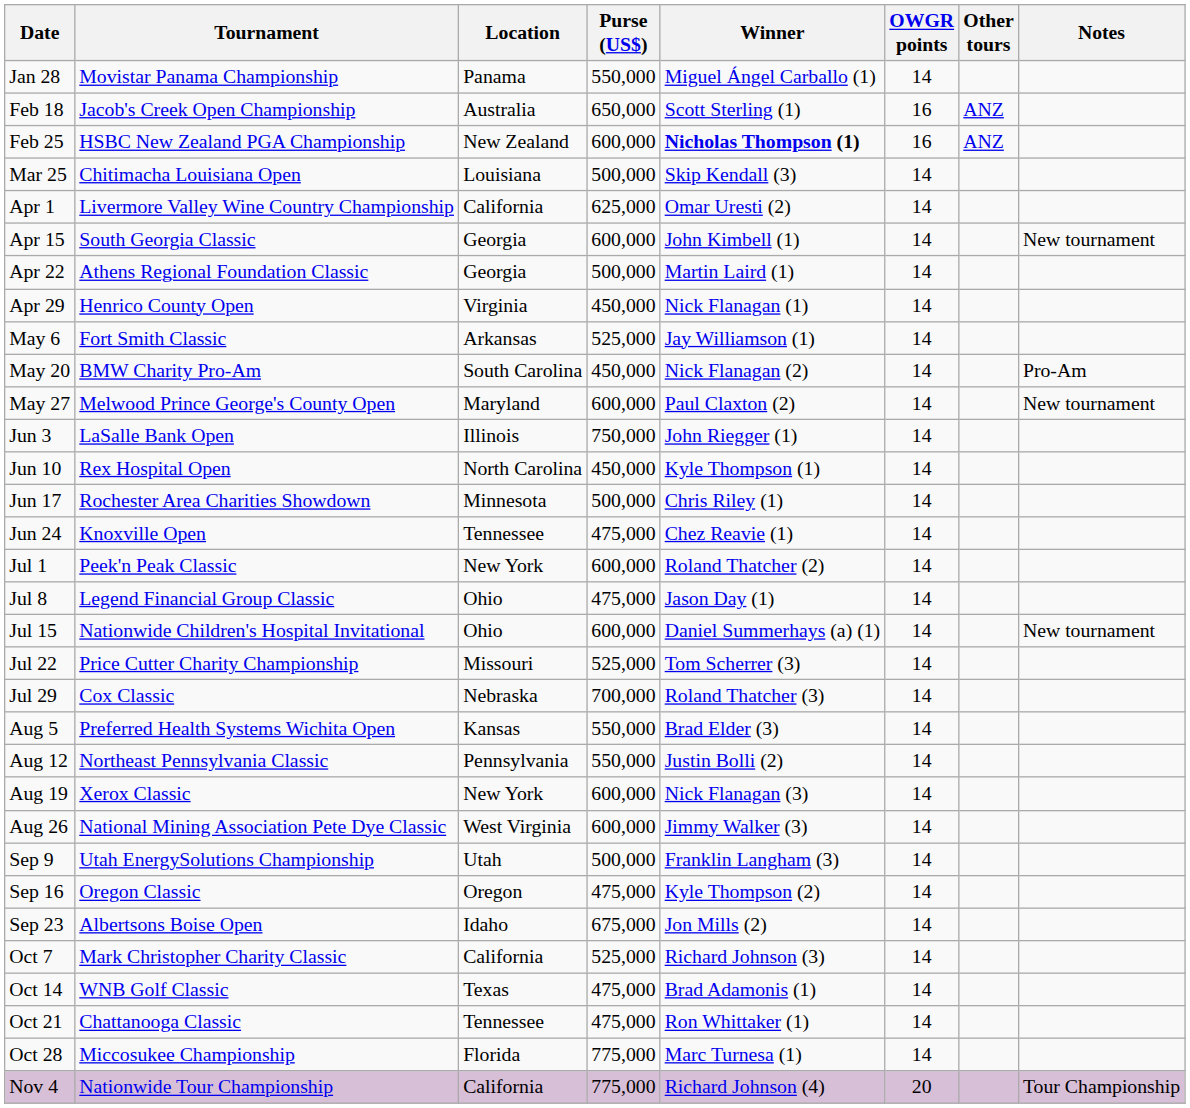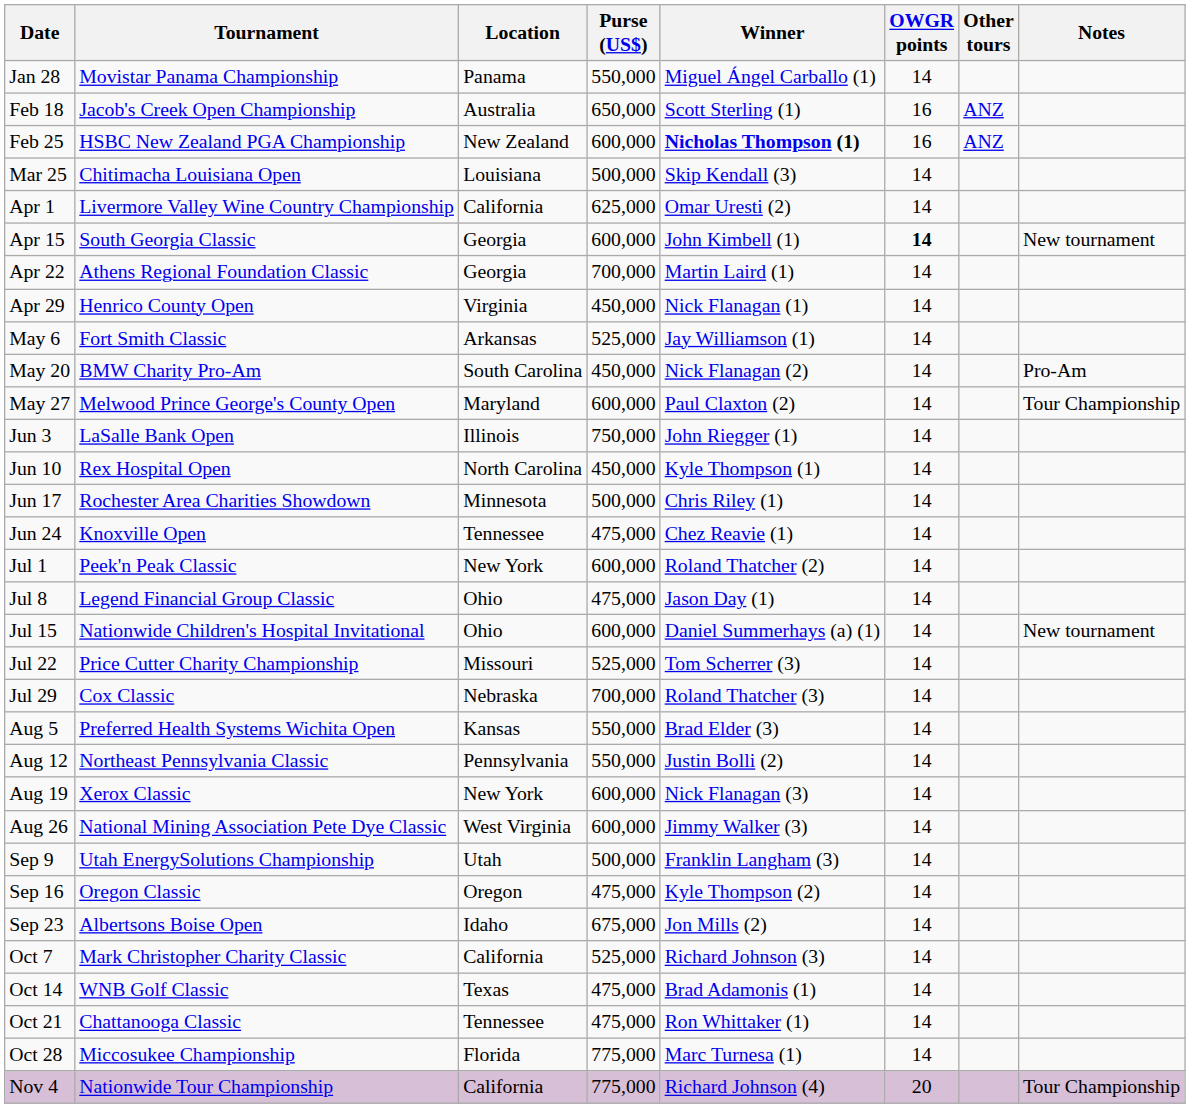(922, 239) normal -> (922, 239) bold
(623, 272) 500,000 -> (623, 272) 700,000
(1089, 402) New tournament -> (1101, 402) Tour Championship
